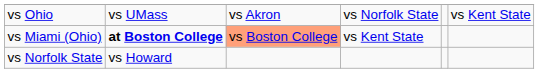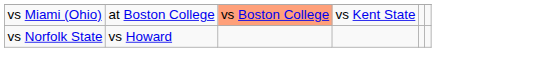- row: (30, 15)
(166, 36) bold -> (162, 15) normal
